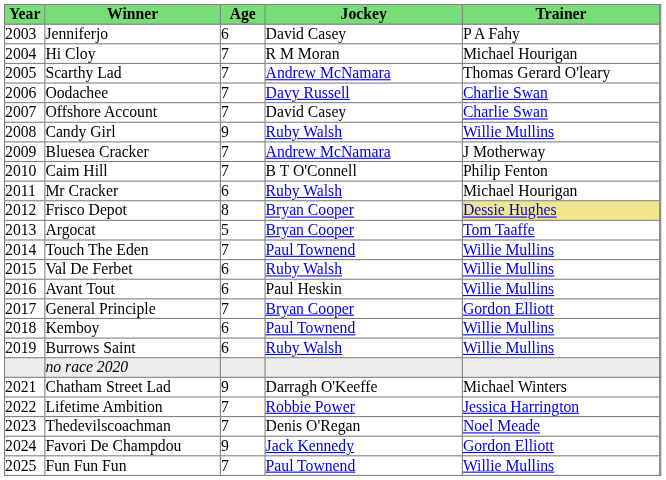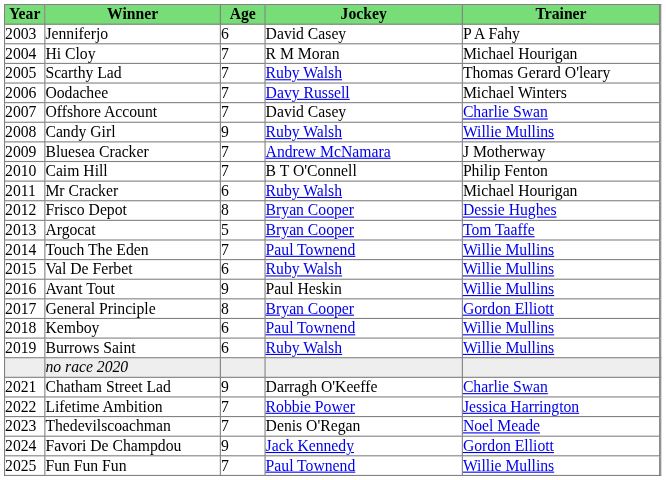(328, 73) Andrew McNamara -> (304, 73) Ruby Walsh
(505, 92) Charlie Swan -> (515, 92) Michael Winters
(510, 210) khaki background -> (510, 210) no background
(225, 288) 6 -> (225, 288) 9
(225, 308) 7 -> (225, 308) 8
(515, 387) Michael Winters -> (505, 387) Charlie Swan
